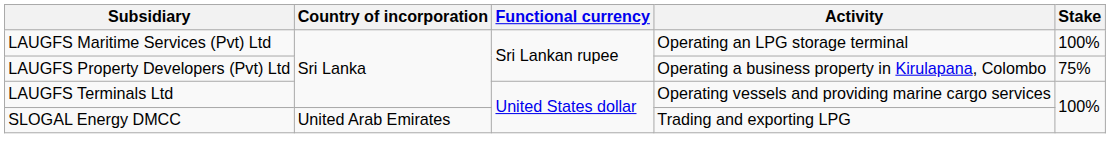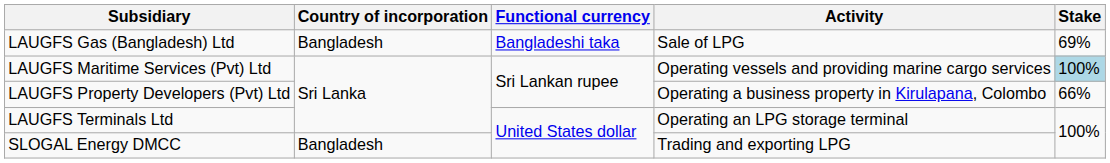+ row: (121, 42)
(783, 42) Operating an LPG storage terminal -> (854, 68) Operating vessels and providing marine cargo services
(1079, 42) no background -> (1079, 68) lightblue background
(1074, 68) 75% -> (1074, 94) 66%
(854, 94) Operating vessels and providing marine cargo services -> (783, 119) Operating an LPG storage terminal
(374, 119) United Arab Emirates -> (340, 145) Bangladesh
